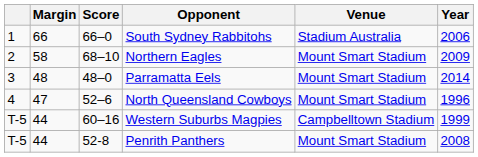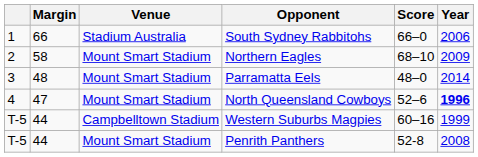columns swapped: (101, 15) <-> (366, 15)
(455, 99) normal -> (455, 99) bold
